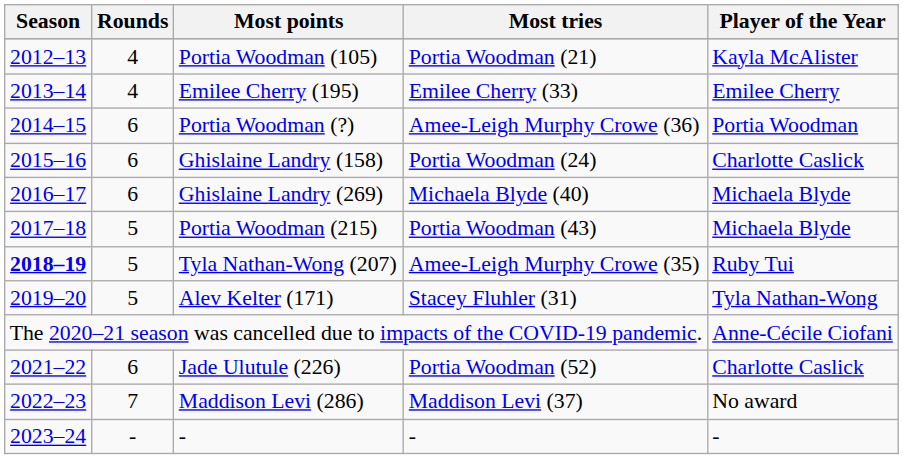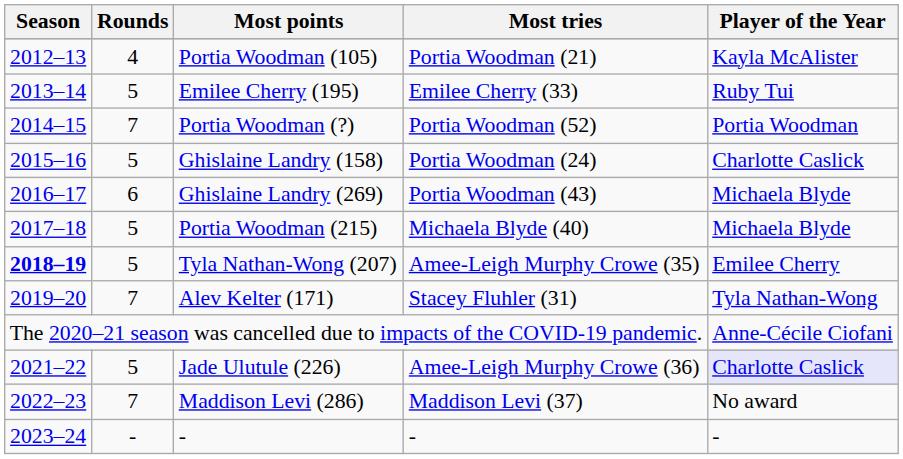(133, 90) 4 -> (133, 90) 5
(776, 90) Emilee Cherry -> (753, 90) Ruby Tui
(133, 125) 6 -> (133, 125) 7
(554, 125) Amee-Leigh Murphy Crowe (36) -> (503, 125) Portia Woodman (52)
(133, 159) 6 -> (133, 159) 5
(499, 194) Michaela Blyde (40) -> (503, 194) Portia Woodman (43)
(503, 228) Portia Woodman (43) -> (499, 228) Michaela Blyde (40)
(753, 263) Ruby Tui -> (776, 263) Emilee Cherry
(133, 297) 5 -> (133, 297) 7
(133, 366) 6 -> (133, 366) 5
(503, 366) Portia Woodman (52) -> (554, 366) Amee-Leigh Murphy Crowe (36)
(788, 366) no background -> (788, 366) lavender background
